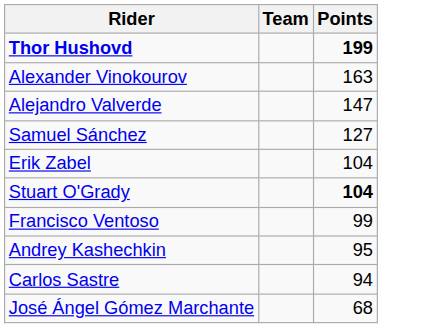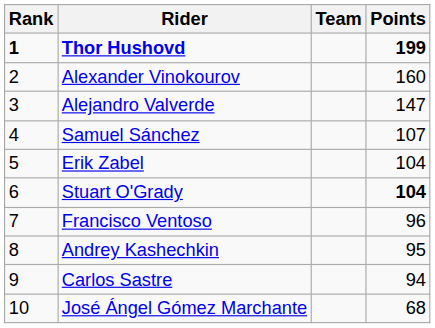+ column: (31, 18)
(358, 76) 163 -> (411, 76) 160
(358, 134) 127 -> (411, 134) 107
(363, 221) 99 -> (416, 221) 96
